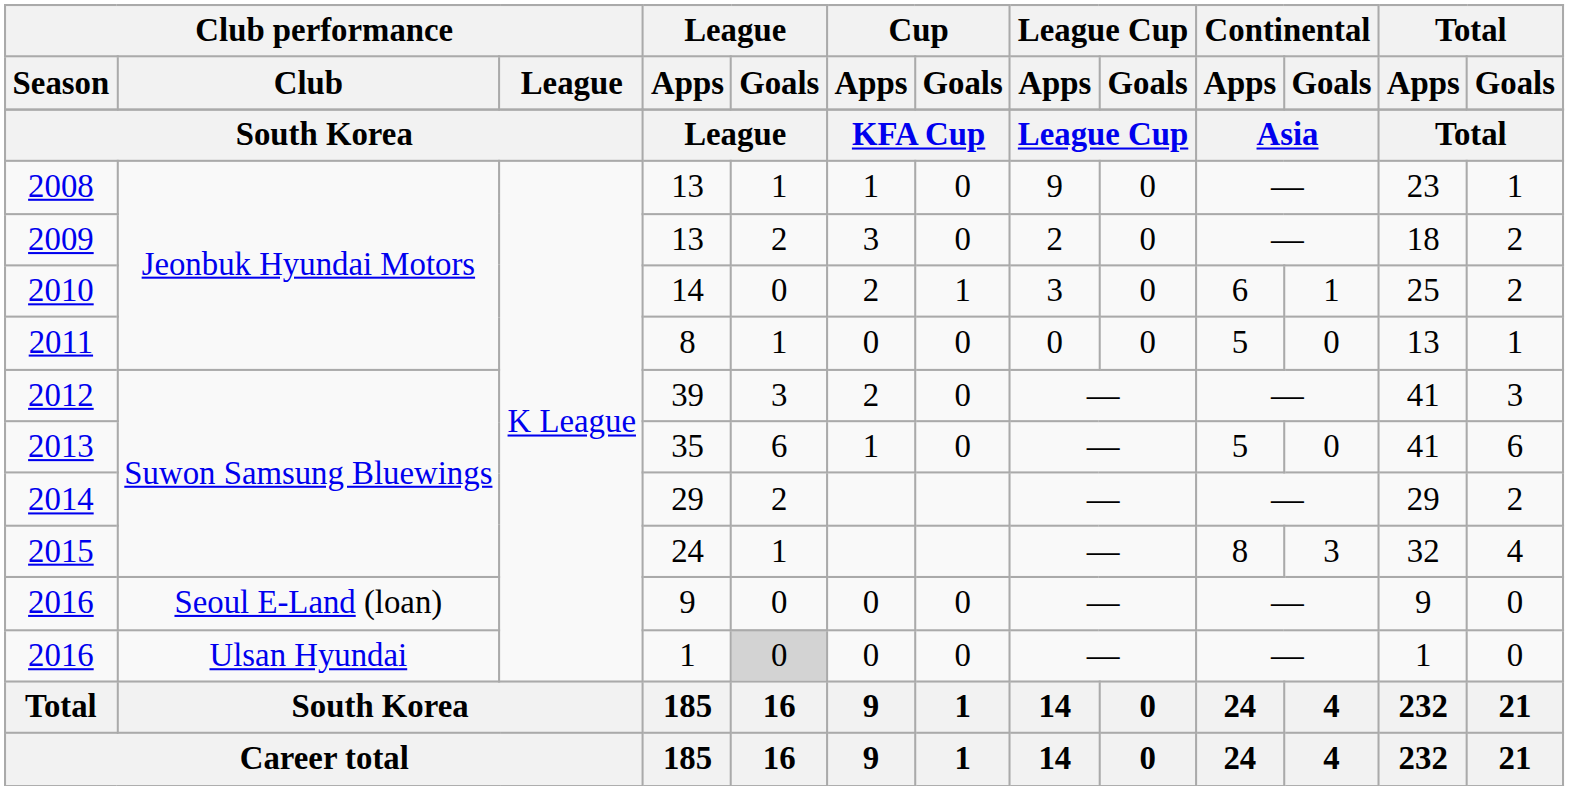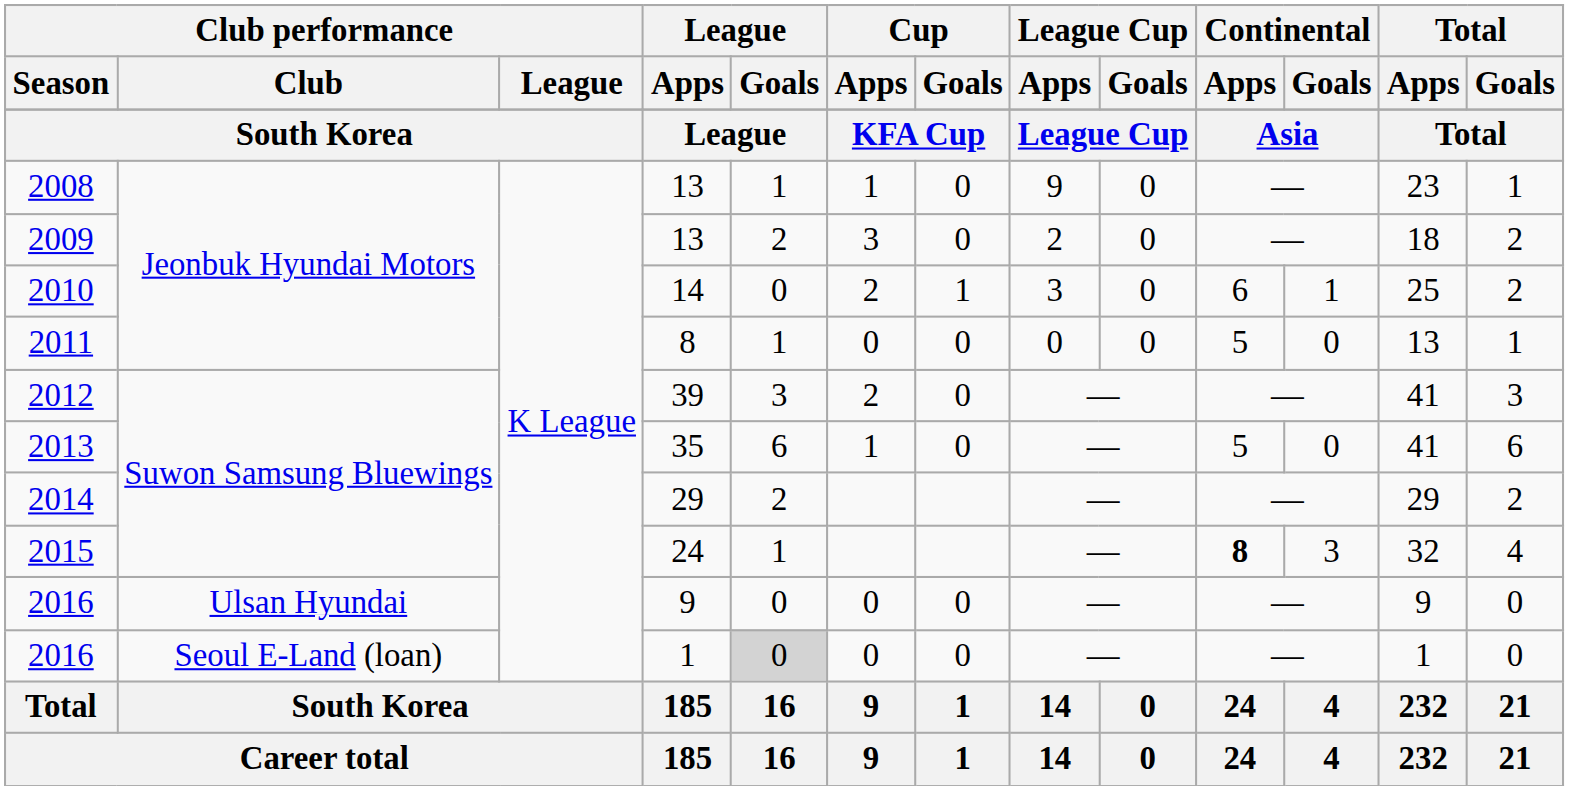(1240, 550) normal -> (1240, 550) bold
(308, 602) Seoul E-Land (loan) -> (308, 602) Ulsan Hyundai
(308, 654) Ulsan Hyundai -> (308, 654) Seoul E-Land (loan)
